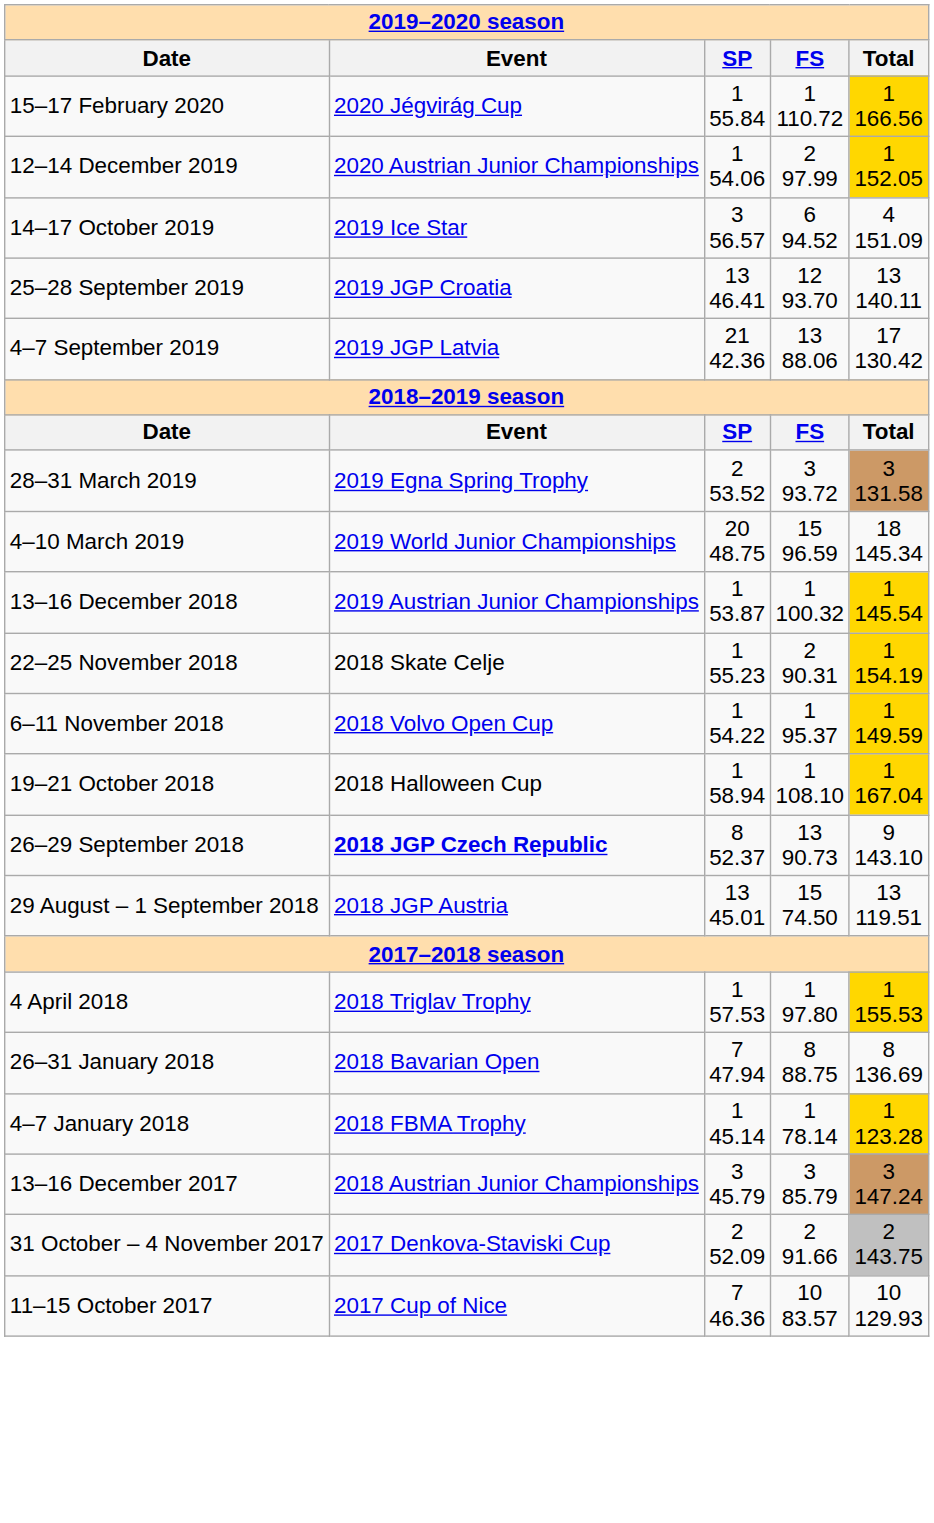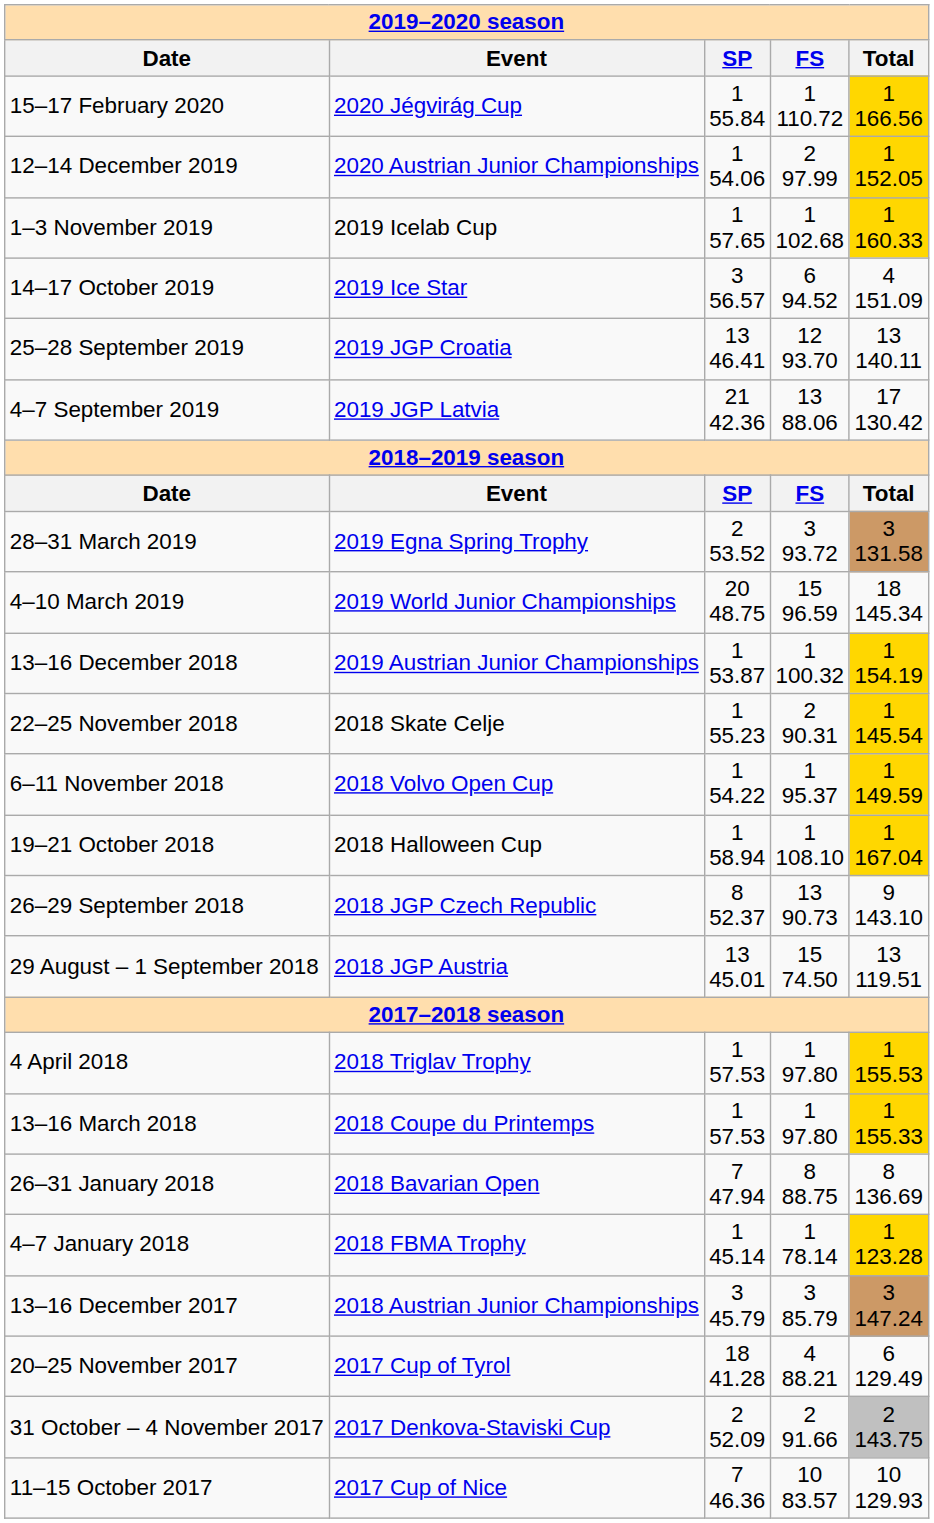+ row: (111, 227)
(889, 602) 1 145.54 -> (889, 662) 1 154.19
(889, 662) 1 154.19 -> (889, 723) 1 145.54
(471, 844) bold -> (465, 905) normal
+ row: (103, 1123)
+ row: (124, 1366)
